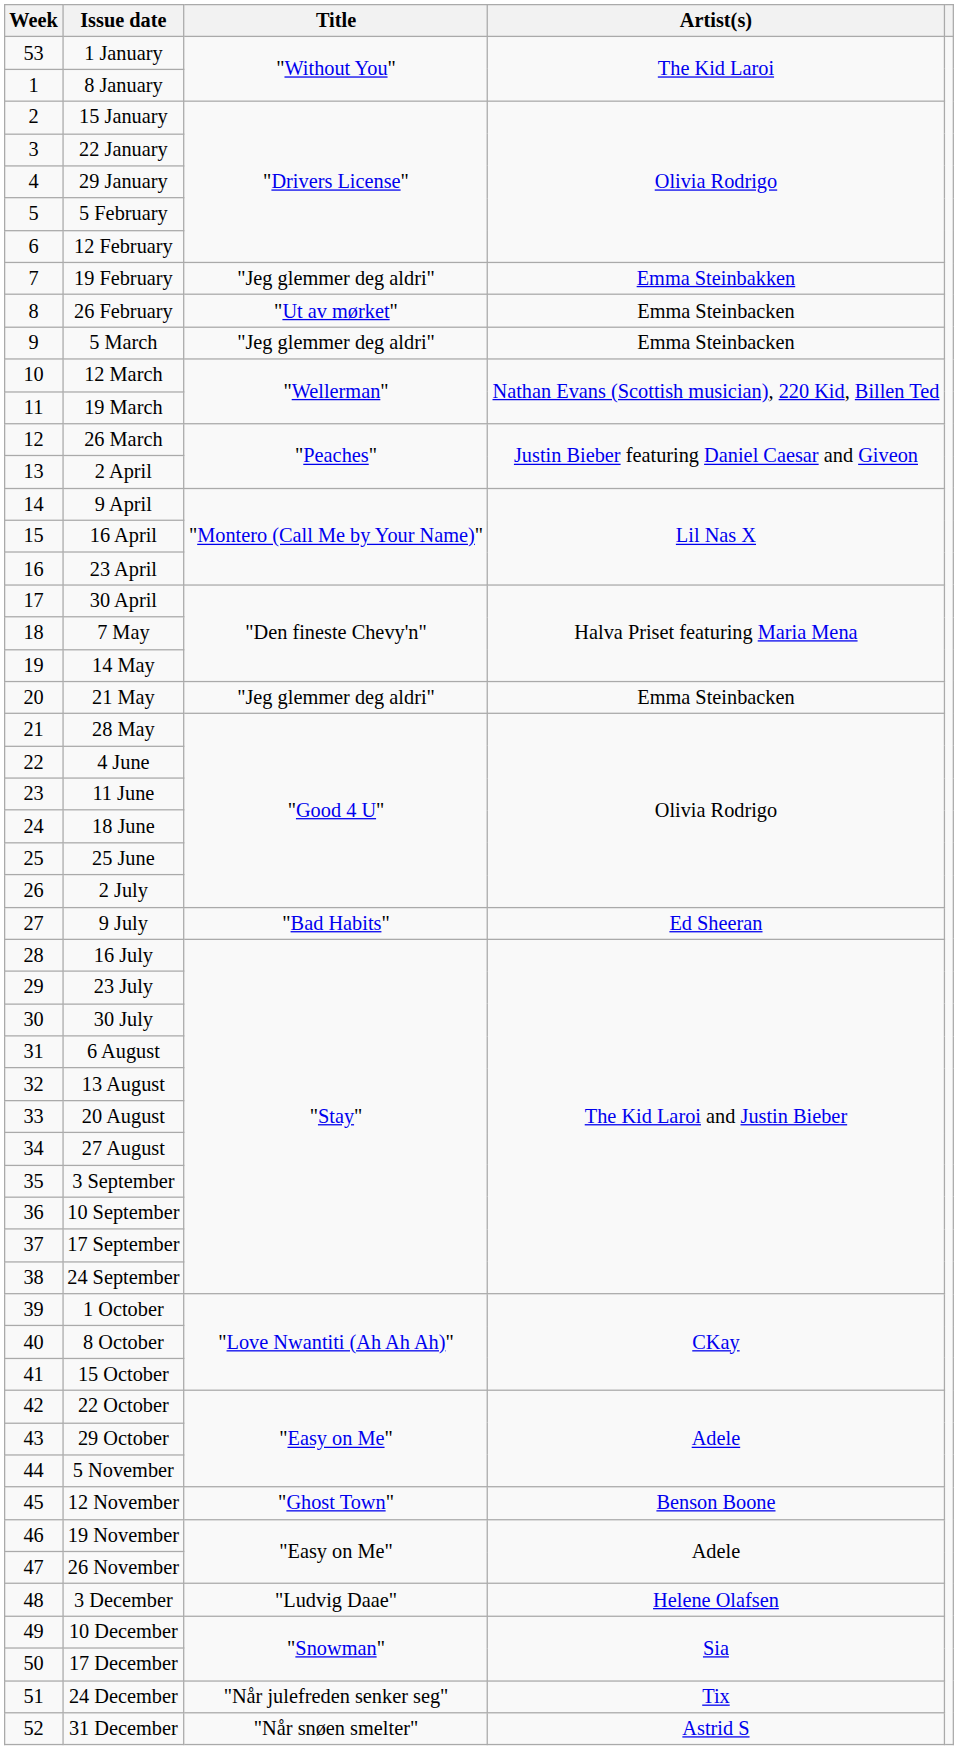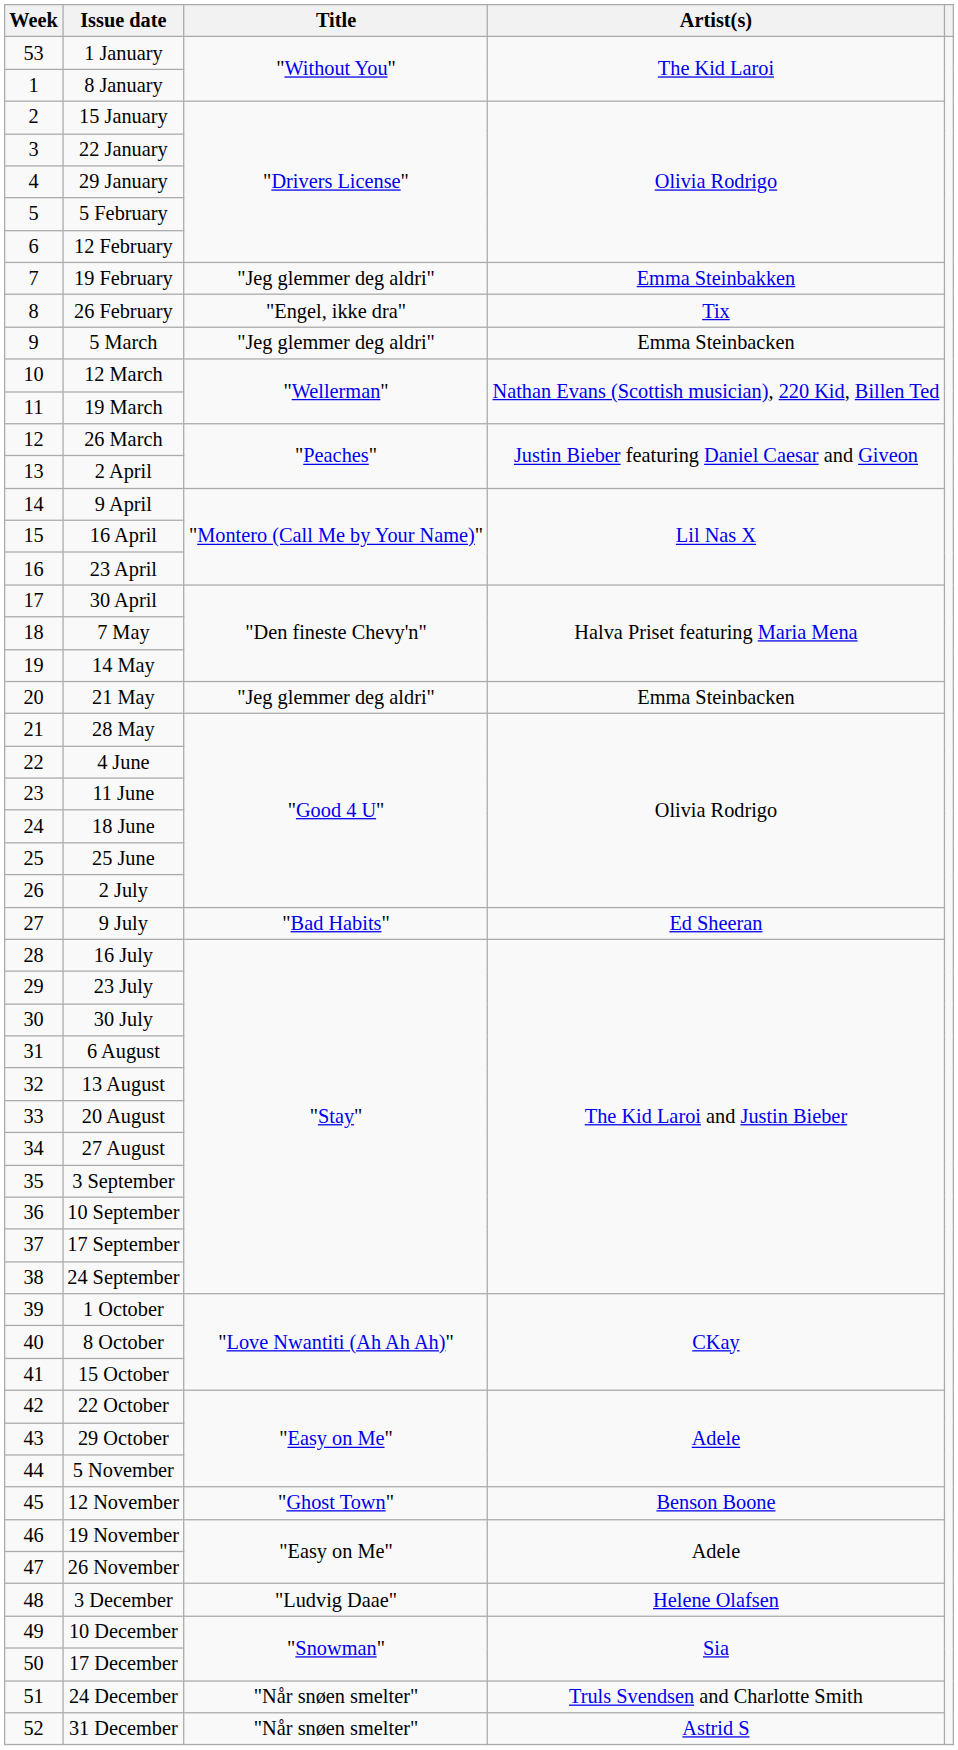(336, 310) "Ut av mørket" -> (336, 310) "Engel, ikke dra"
(716, 310) Emma Steinbacken -> (716, 310) Tix
(336, 1696) "Når julefreden senker seg" -> (336, 1696) "Når snøen smelter"
(716, 1696) Tix -> (716, 1696) Truls Svendsen and Charlotte Smith
